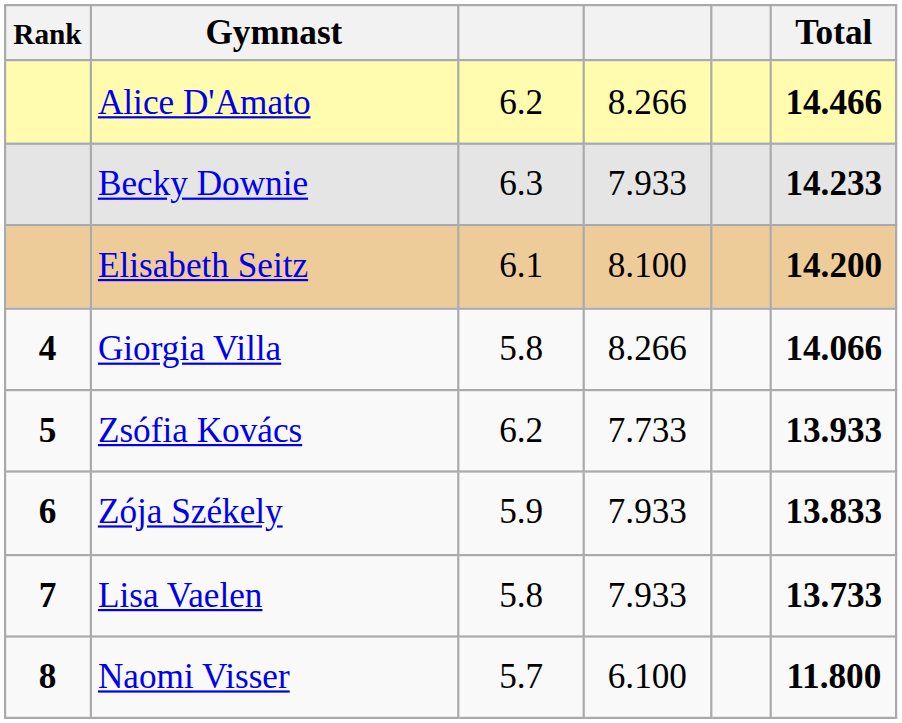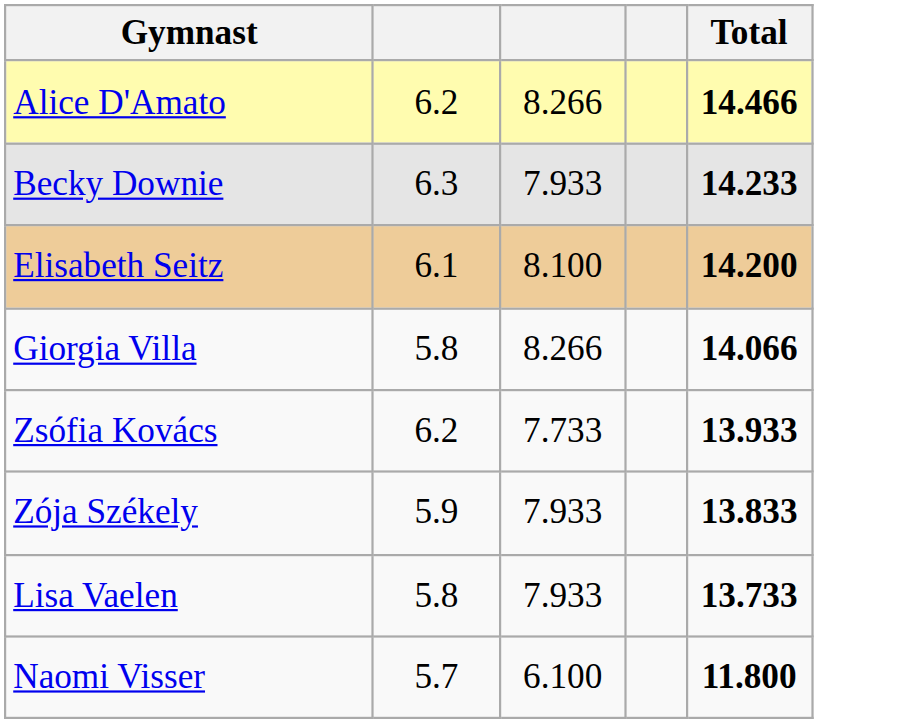- column: (47, 34)
